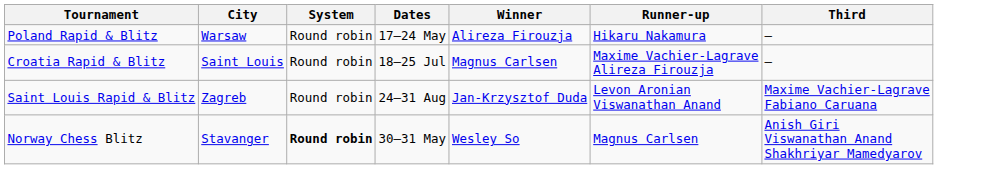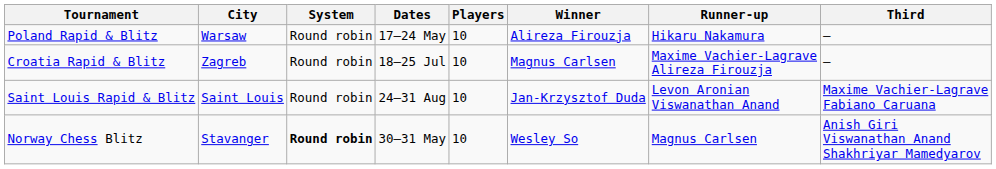+ column: (478, 15)
(243, 63) Saint Louis -> (224, 63) Zagreb
(224, 97) Zagreb -> (243, 97) Saint Louis
